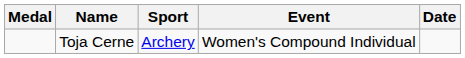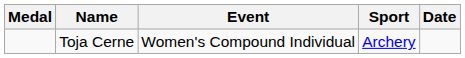columns swapped: (168, 17) <-> (309, 17)
